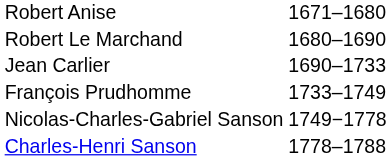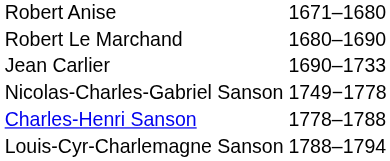- row: (98, 93)
+ row: (144, 146)
